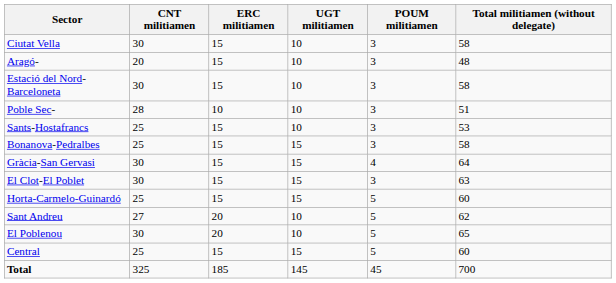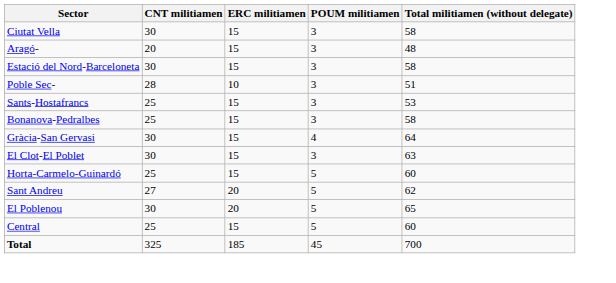- column: (328, 19)
